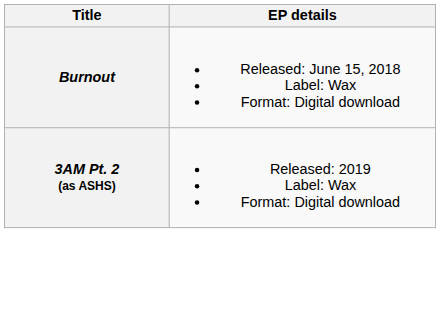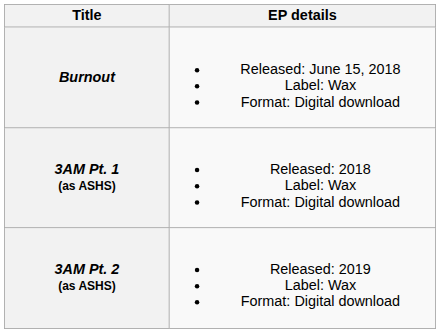+ row: (87, 177)
